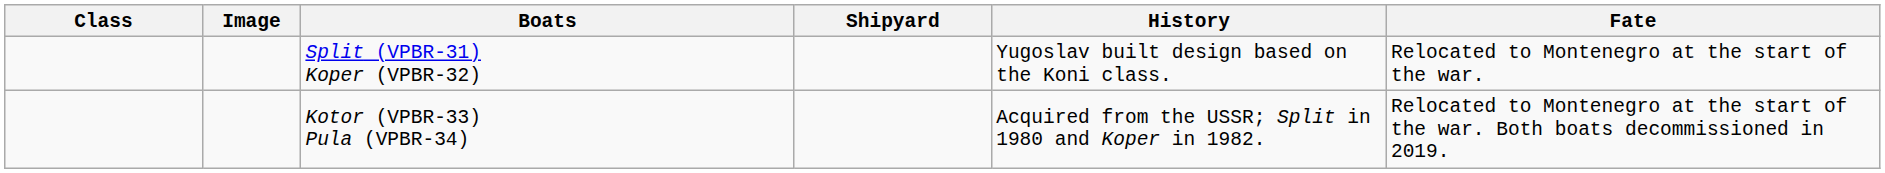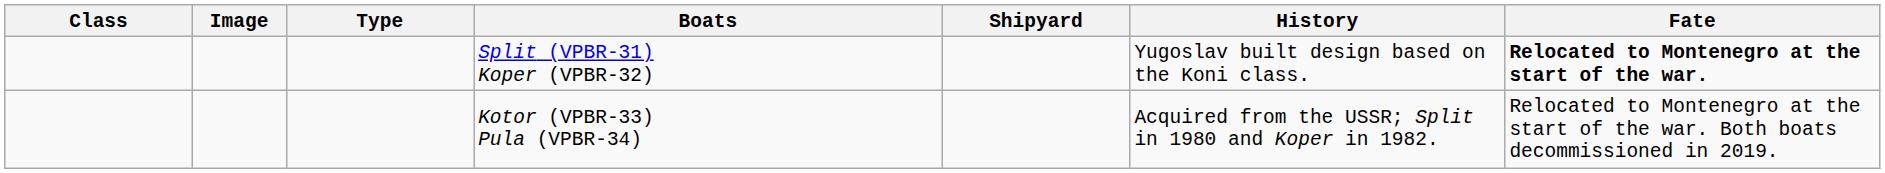+ column: (380, 21)
(1619, 64) normal -> (1685, 64) bold
